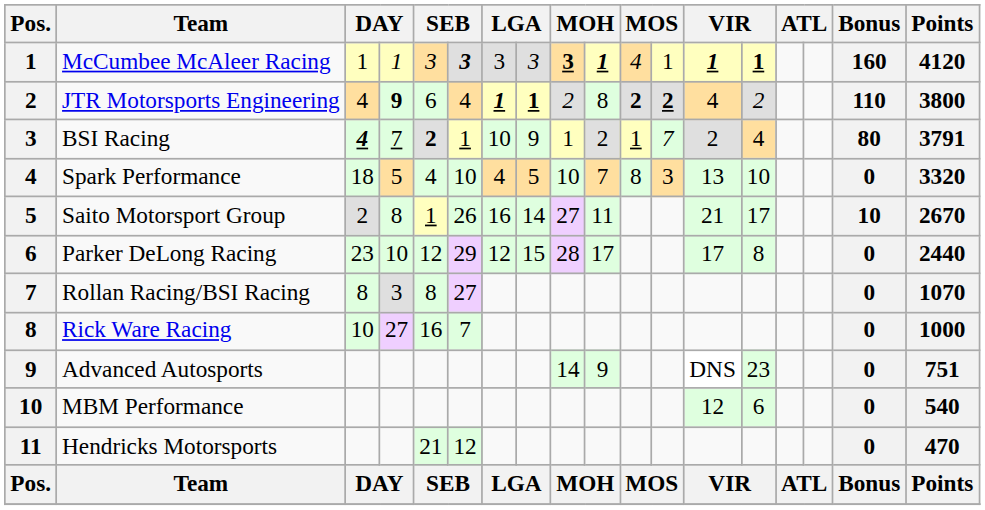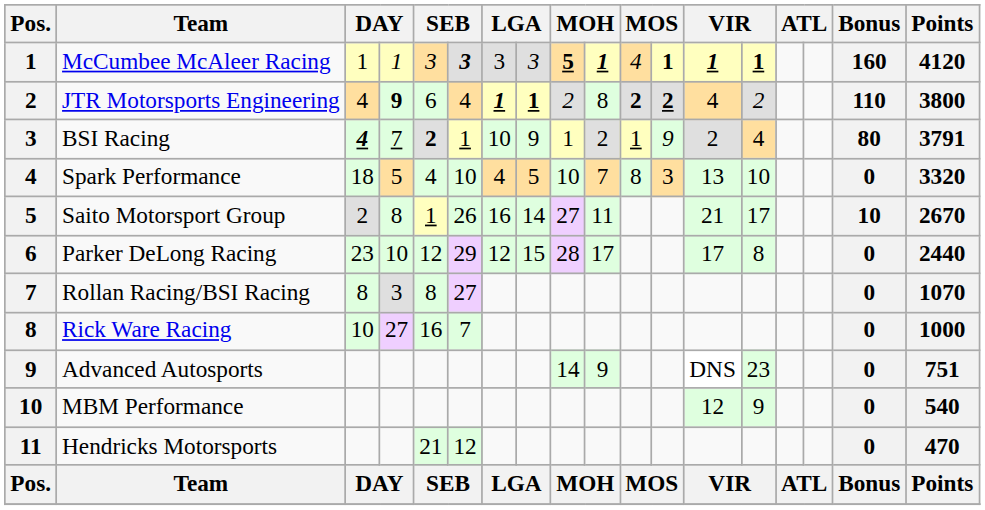(568, 61) 3 -> (568, 61) 5
(668, 61) normal -> (668, 61) bold
(668, 138) 7 -> (668, 138) 9
(758, 406) 6 -> (758, 406) 9
